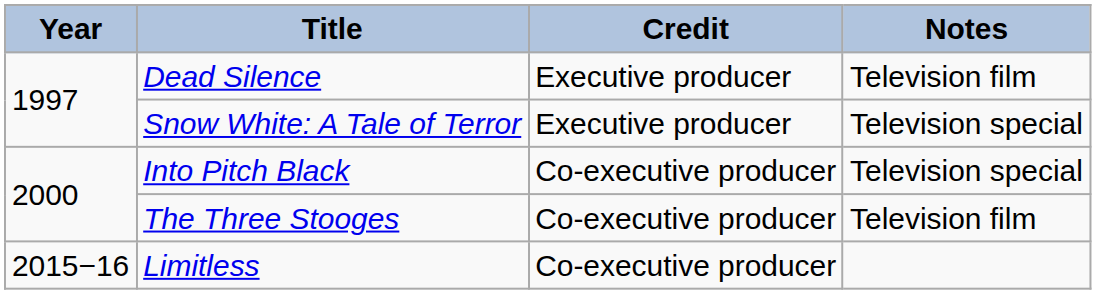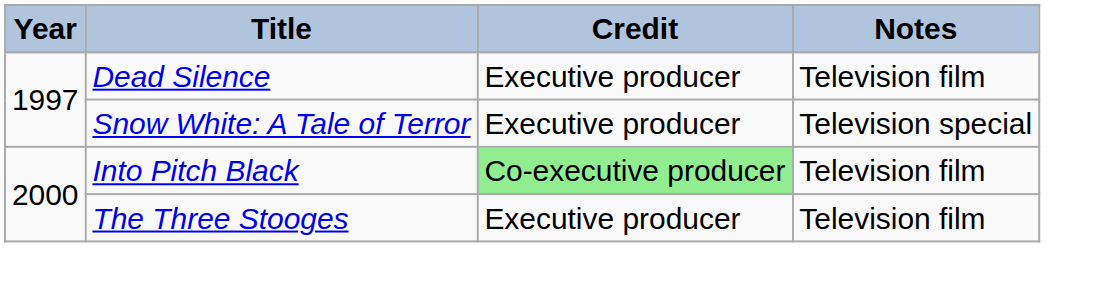(686, 171) no background -> (635, 171) lightgreen background
(966, 171) Television special -> (892, 171) Television film
(686, 218) Co-executive producer -> (612, 218) Executive producer
- row: (201, 266)
